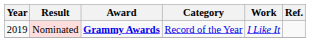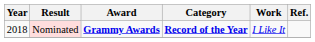(17, 29) 2019 -> (17, 29) 2018
(203, 29) normal -> (206, 29) bold
